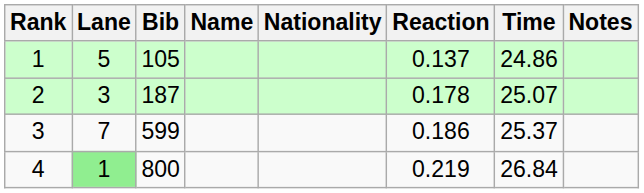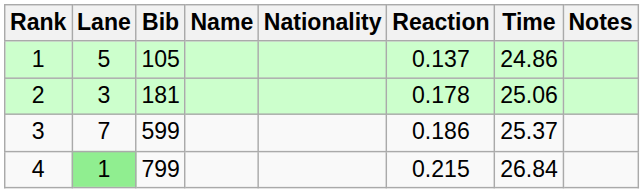(161, 95) 187 -> (161, 95) 181
(529, 95) 25.07 -> (529, 95) 25.06
(161, 168) 800 -> (161, 168) 799
(441, 168) 0.219 -> (441, 168) 0.215
